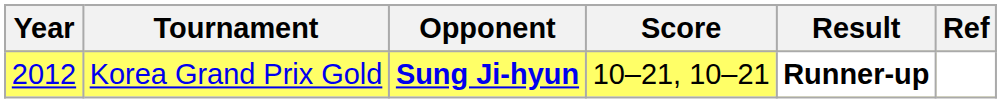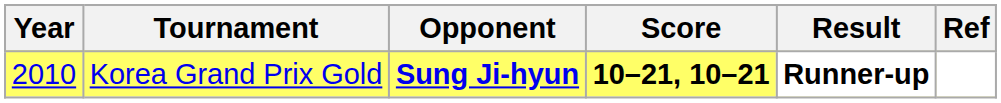(44, 74) 2012 -> (44, 74) 2010
(681, 74) normal -> (681, 74) bold
